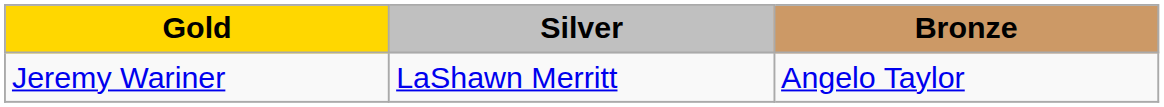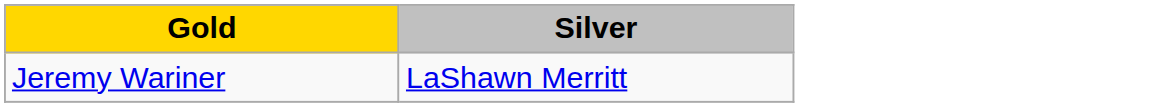- column: (966, 28)
